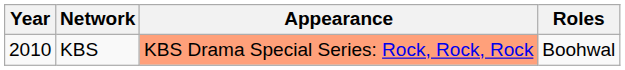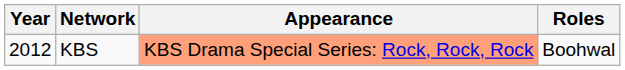(30, 49) 2010 -> (30, 49) 2012
